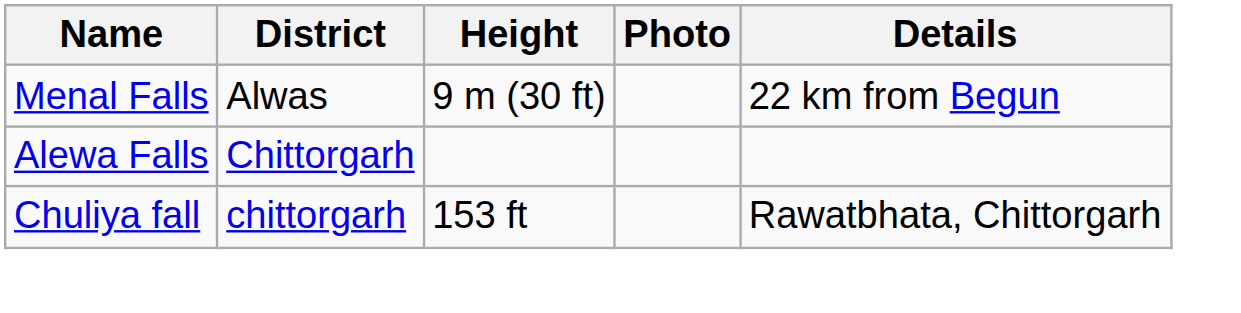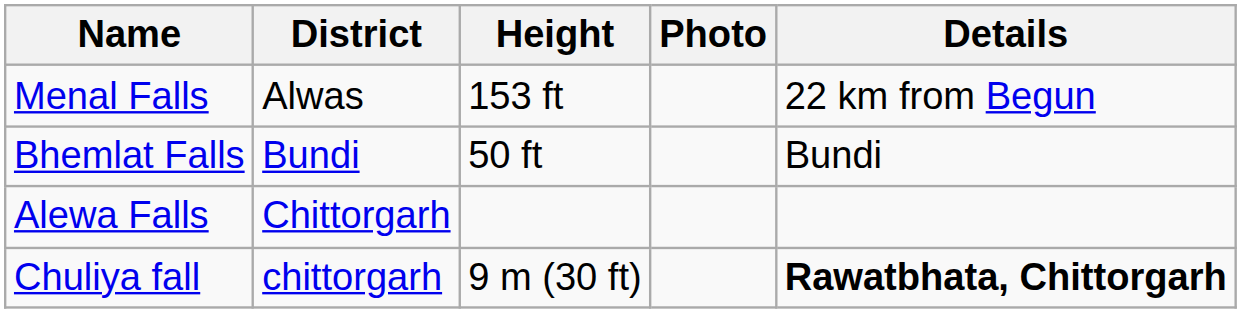(519, 95) 9 m (30 ft) -> (516, 95) 153 ft
+ row: (129, 155)
(480, 215) 153 ft -> (555, 276) 9 m (30 ft)
(955, 215) normal -> (1006, 276) bold
